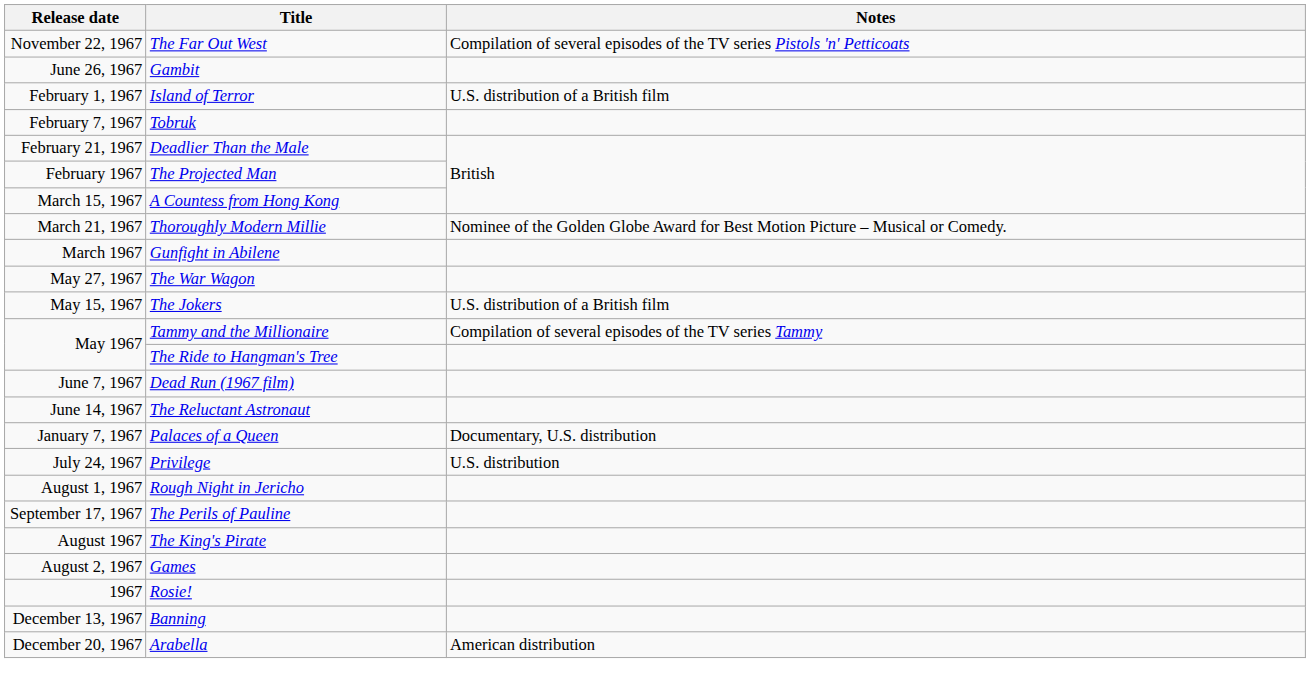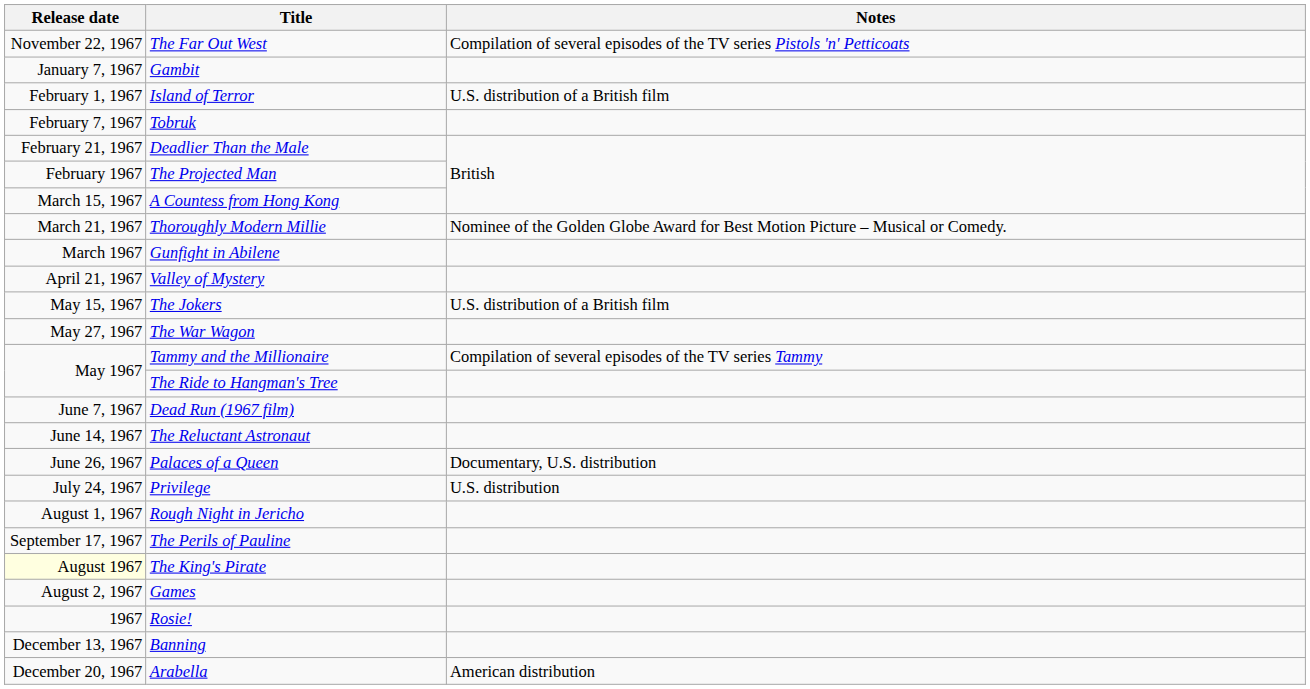(96, 69) June 26, 1967 -> (90, 69) January 7, 1967
+ row: (207, 278)
rows swapped: (186, 305) <-> (202, 278)
(90, 435) January 7, 1967 -> (96, 461) June 26, 1967
(100, 540) no background -> (100, 566) lightyellow background
